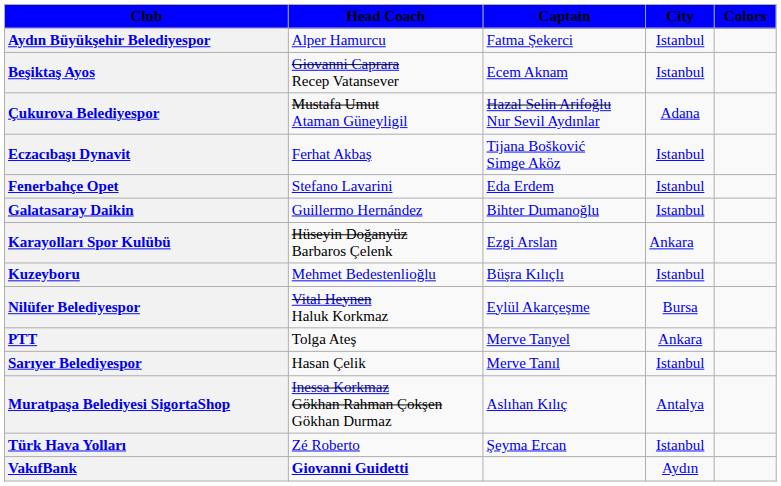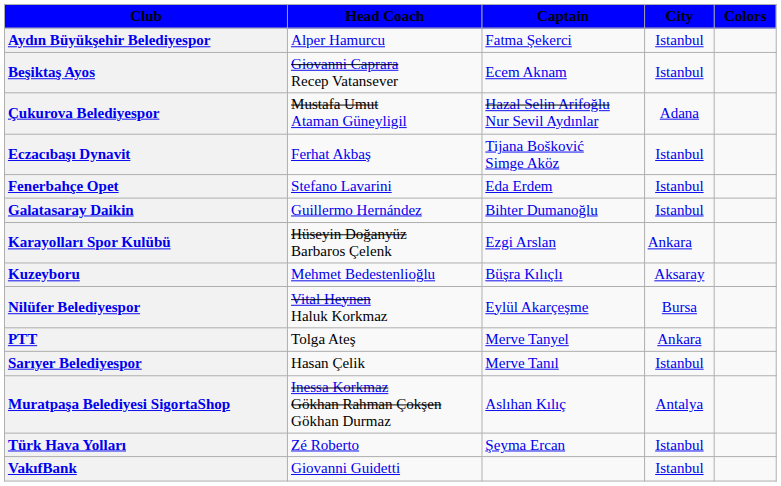(680, 274) Istanbul -> (679, 274) Aksaray
(350, 468) bold -> (346, 468) normal
(680, 468) Aydın -> (679, 468) Istanbul
